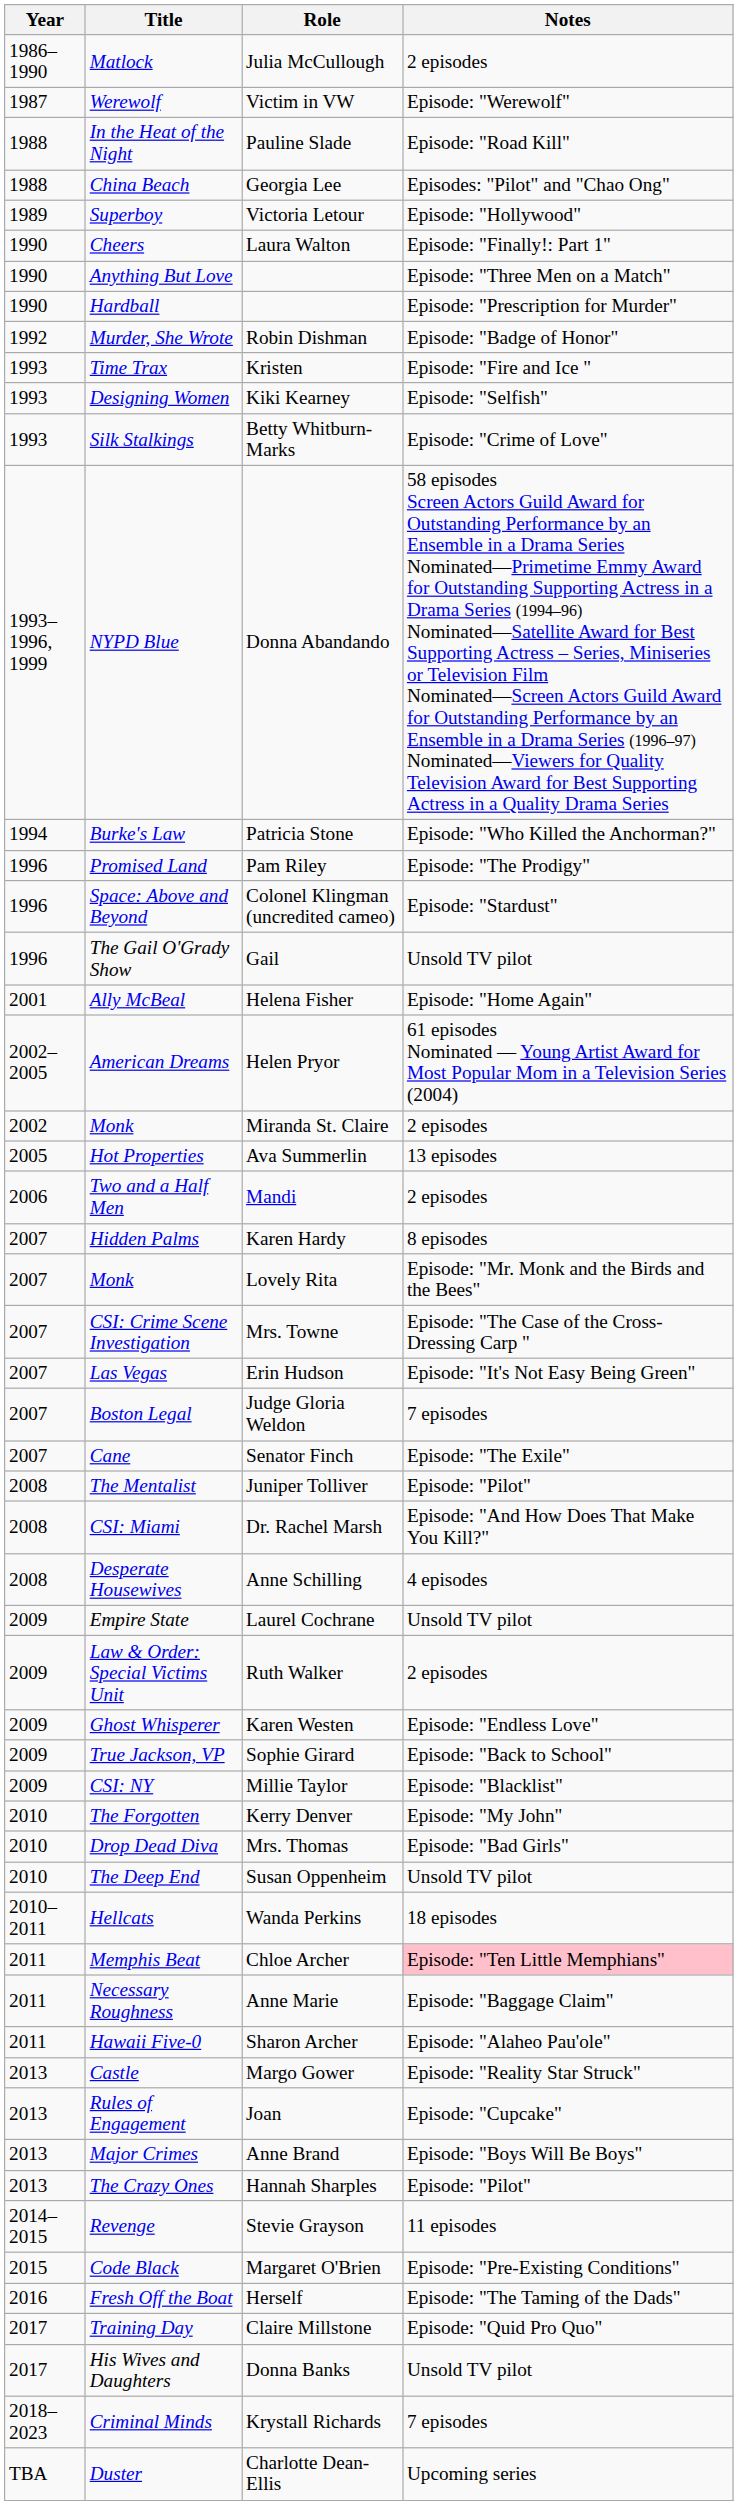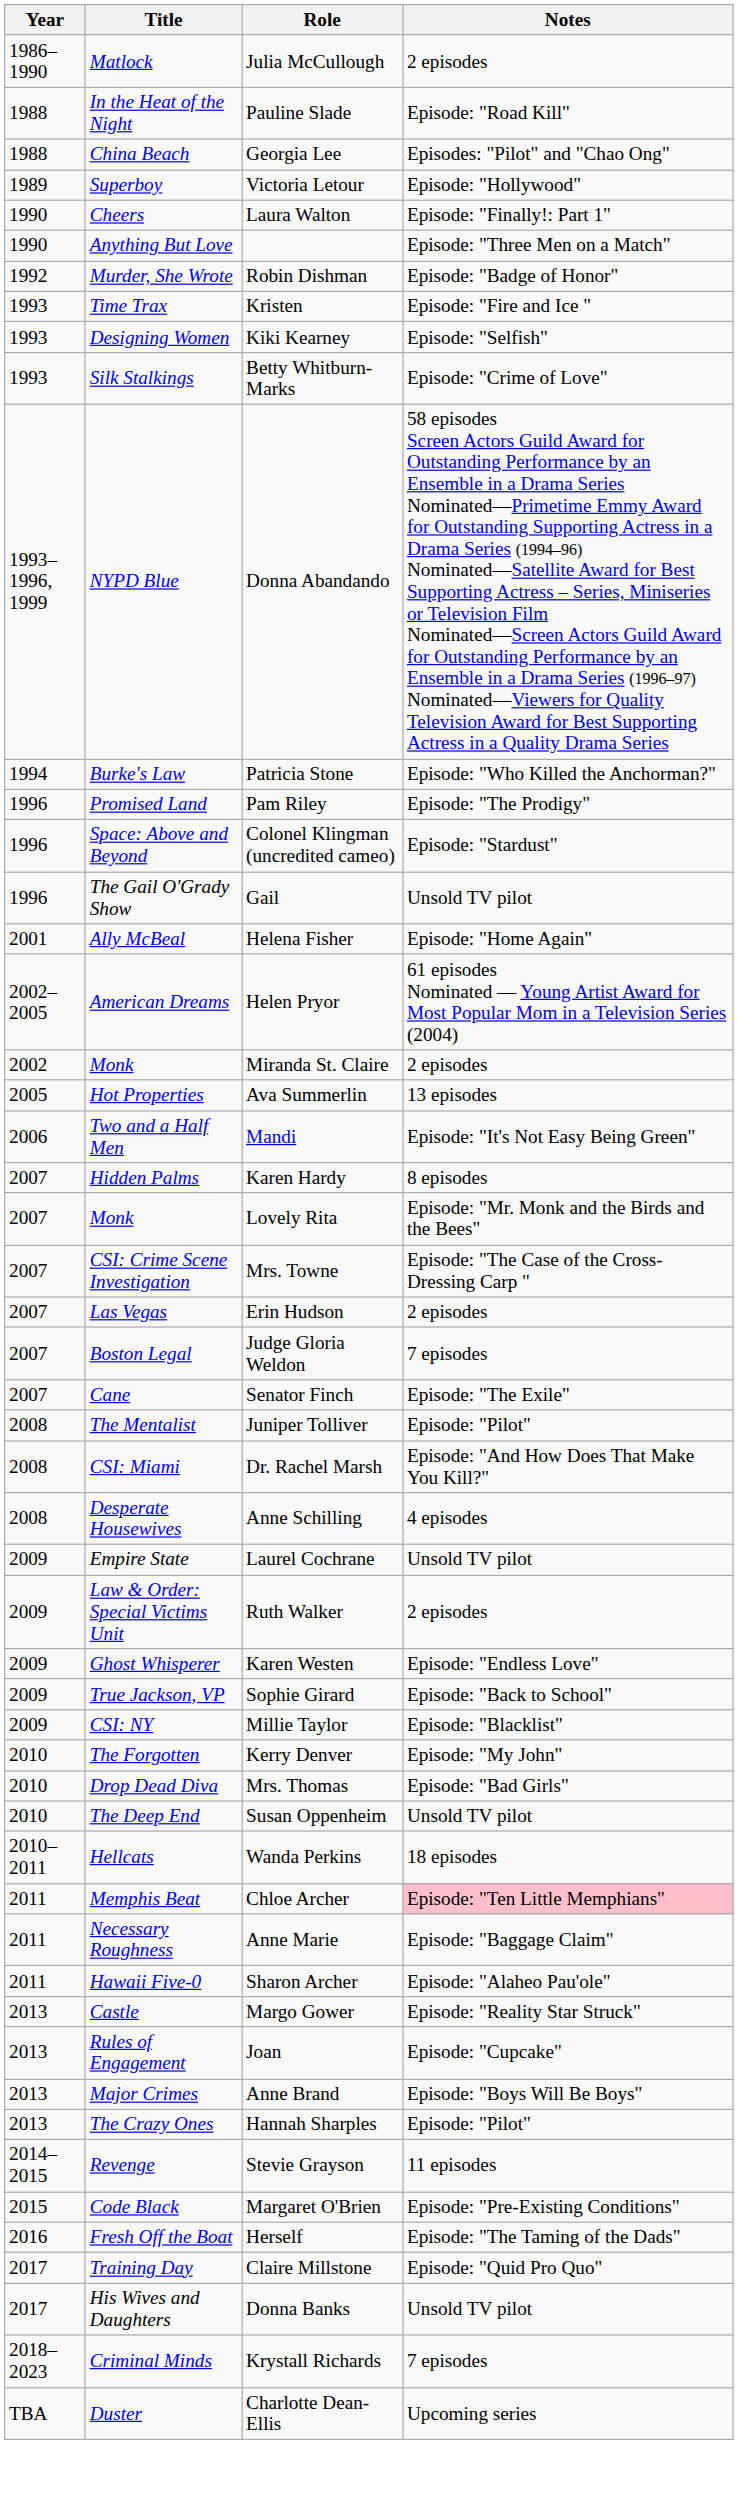- row: (125, 102)
- row: (125, 306)
(447, 1197) 2 episodes -> (551, 1136) Episode: "It's Not Easy Being Green"
(551, 1373) Episode: "It's Not Easy Being Green" -> (447, 1312) 2 episodes
